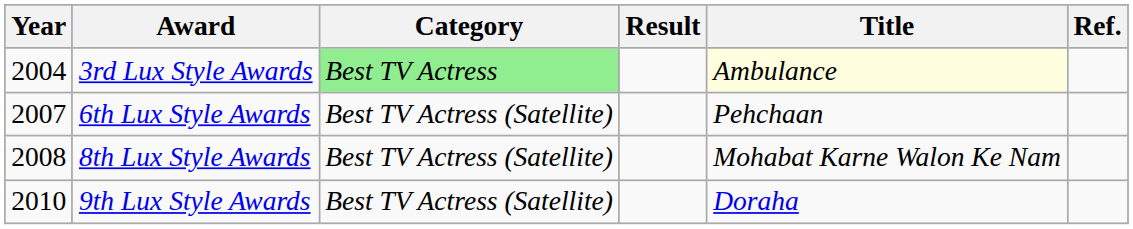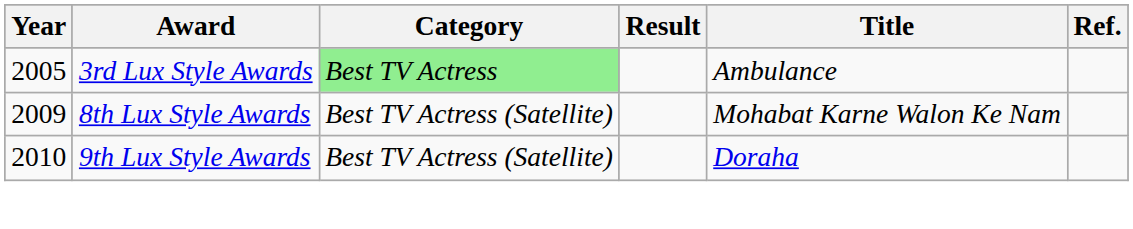(39, 69) 2004 -> (39, 69) 2005
(775, 69) lightyellow background -> (775, 69) no background
- row: (195, 113)
(39, 157) 2008 -> (39, 113) 2009
